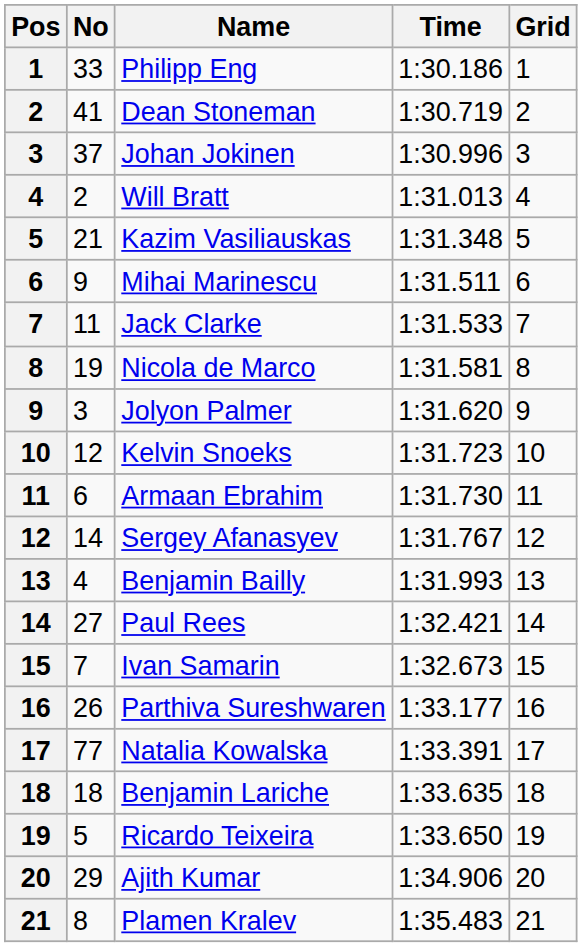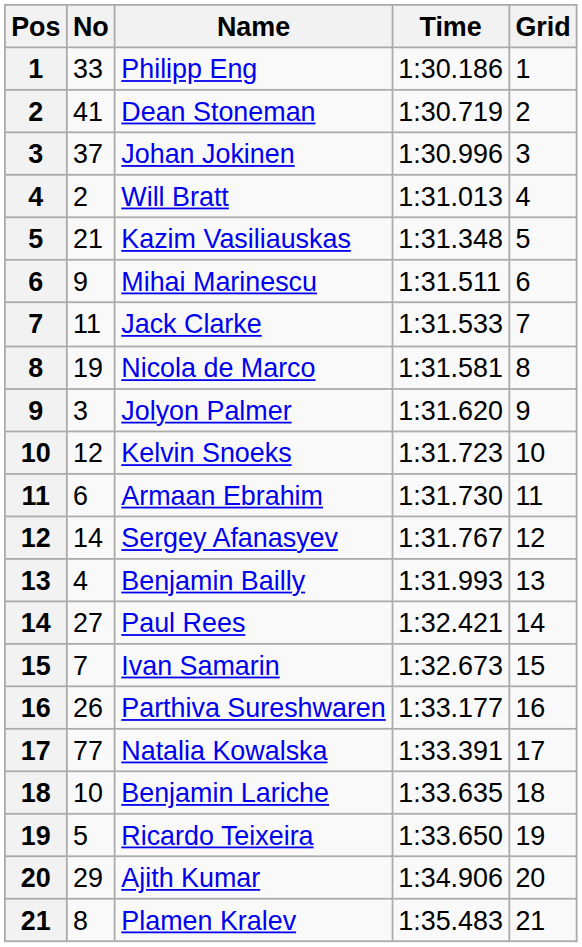(88, 793) 18 -> (88, 793) 10
